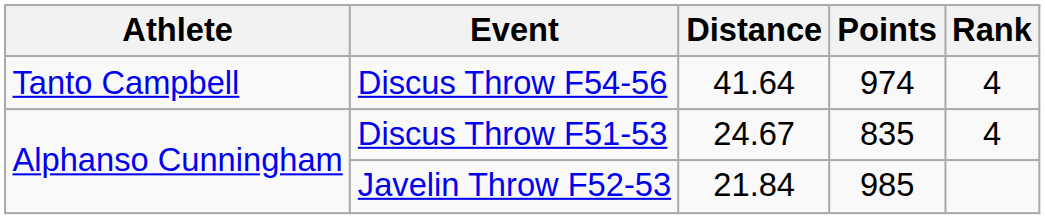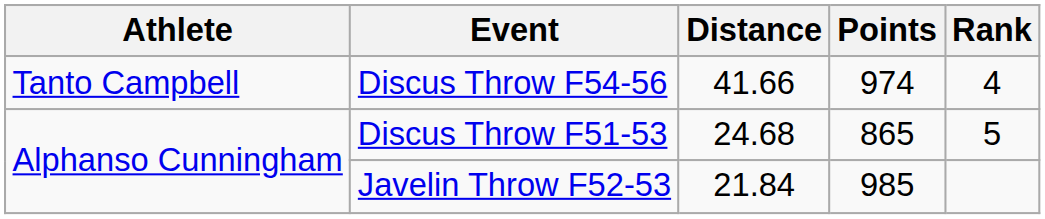(754, 82) 41.64 -> (754, 82) 41.66
(754, 133) 24.67 -> (754, 133) 24.68
(887, 133) 835 -> (887, 133) 865
(992, 133) 4 -> (992, 133) 5
